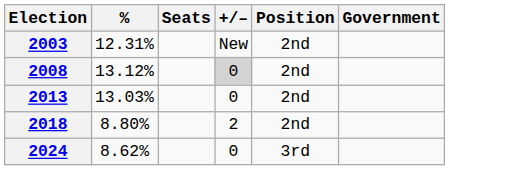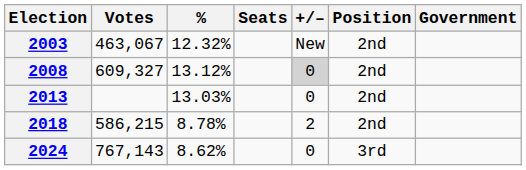+ column: (129, 18)
(124, 45) 12.31% -> (201, 45) 12.32%
(124, 125) 8.80% -> (201, 125) 8.78%
